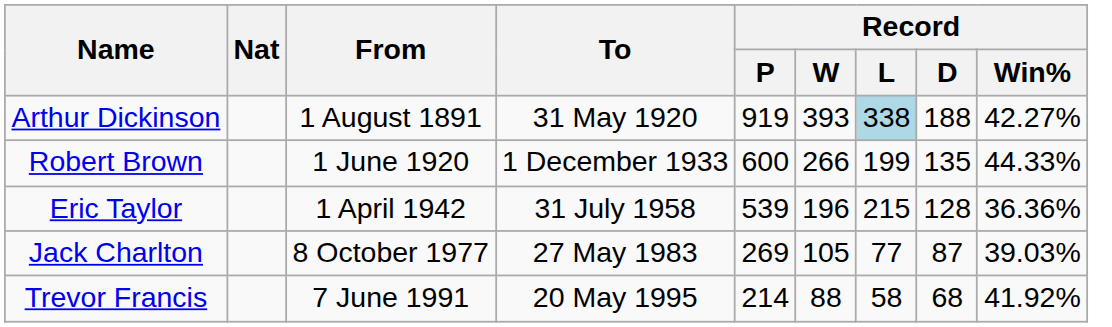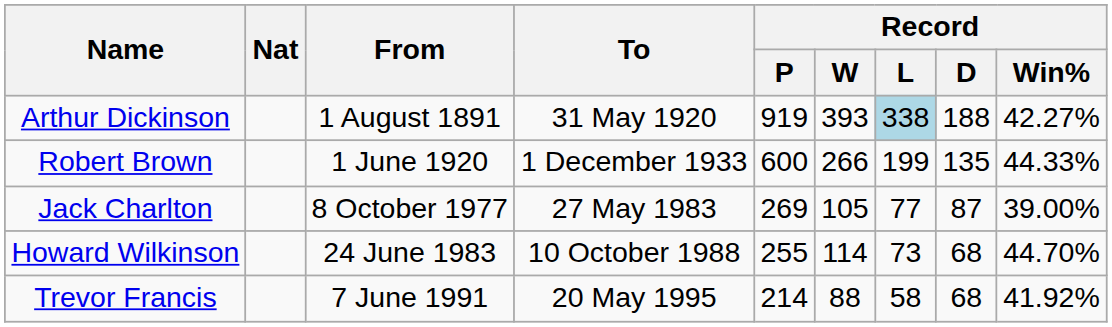- row: (116, 207)
(1032, 252) 39.03% -> (1051, 207) 39.00%
+ row: (125, 252)
